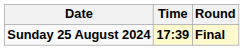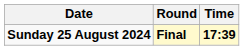columns swapped: (173, 14) <-> (215, 14)
